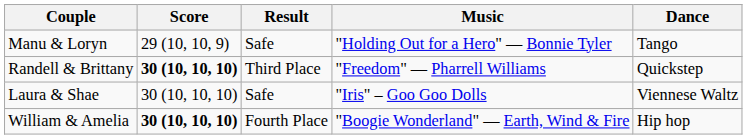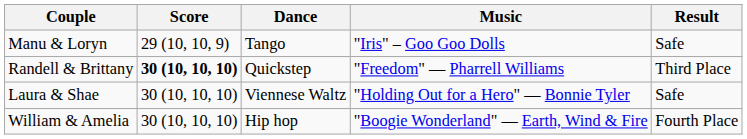columns swapped: (688, 17) <-> (286, 17)
(474, 43) "Holding Out for a Hero" — Bonnie Tyler -> (429, 43) "Iris" – Goo Goo Dolls
(411, 95) "Iris" – Goo Goo Dolls -> (492, 95) "Holding Out for a Hero" — Bonnie Tyler
(189, 120) bold -> (189, 120) normal
